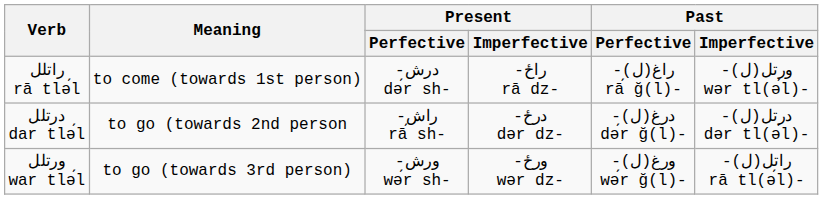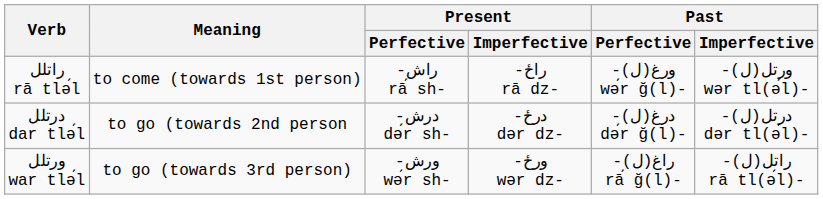(417, 80) -درش dә́r sh- -> (417, 80) -راش rā́ sh-
(643, 80) -(راغ(ل rā́ ğ(l)- -> (643, 80) -(ورغ(ل wә́r ğ(l)-
(417, 126) -راش rā́ sh- -> (417, 126) -درش dә́r sh-
(643, 172) -(ورغ(ل wә́r ğ(l)- -> (643, 172) -(راغ(ل rā́ ğ(l)-
